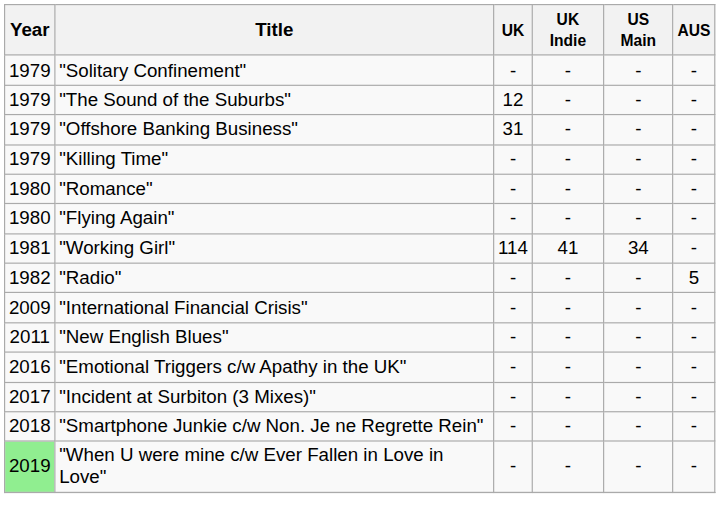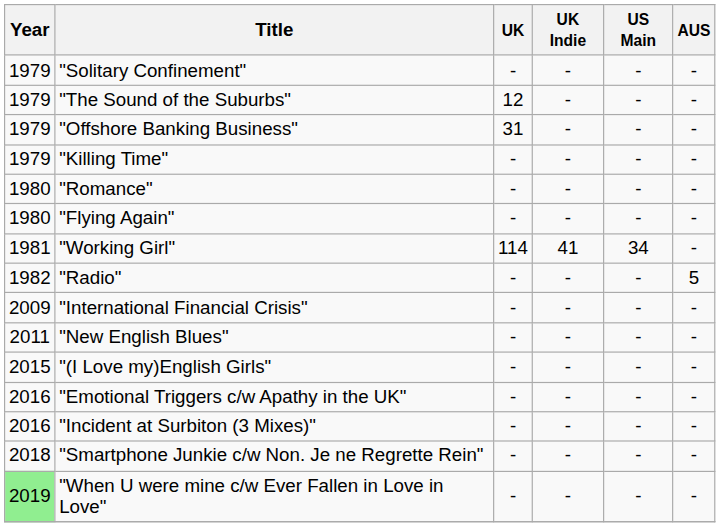+ row: (165, 366)
(30, 396) 2017 -> (30, 426) 2016
